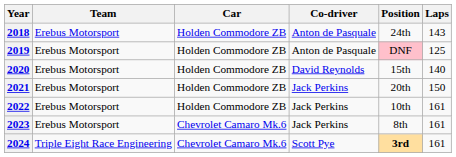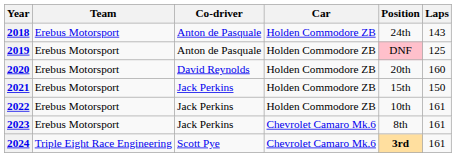columns swapped: (232, 14) <-> (334, 14)
(401, 69) 15th -> (401, 69) 20th
(437, 69) 140 -> (437, 69) 160
(401, 88) 20th -> (401, 88) 15th
